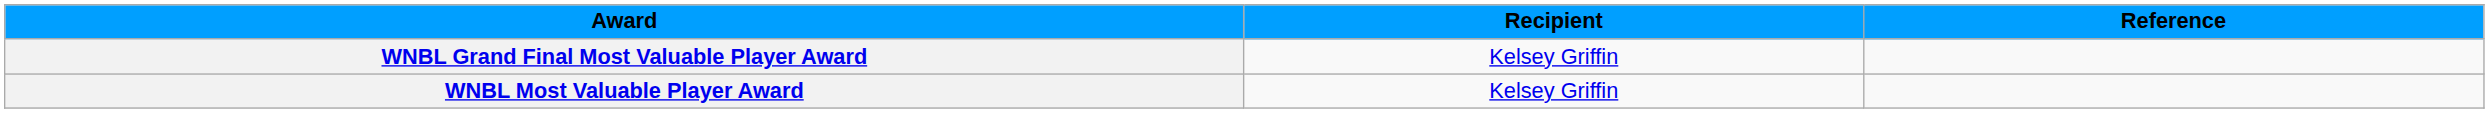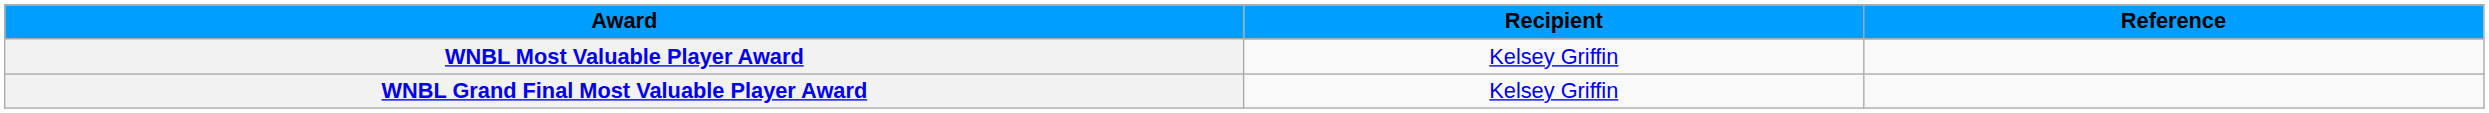rows swapped: (624, 90) <-> (624, 56)
